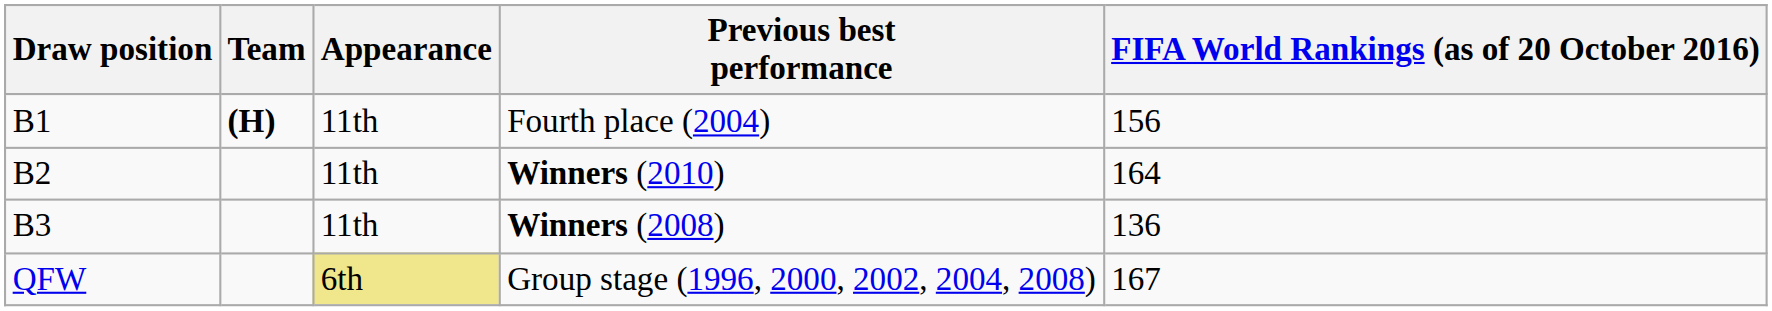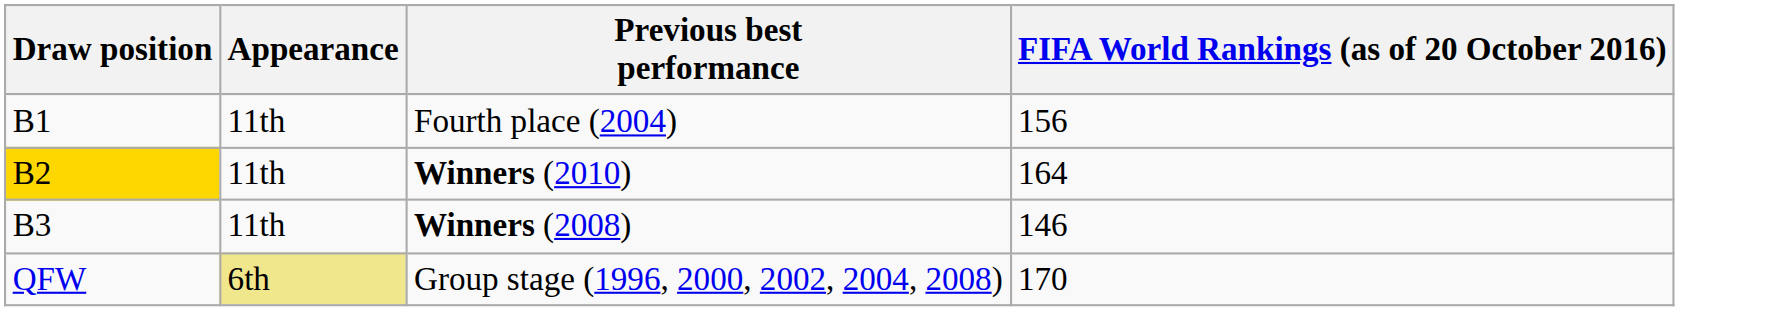- column: (267, 49)
(32, 173) no background -> (32, 173) gold background
(1136, 225) 136 -> (1043, 225) 146
(1136, 278) 167 -> (1043, 278) 170
